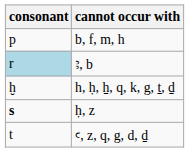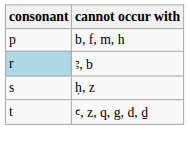- row: (125, 87)
(12, 110) bold -> (12, 87) normal
